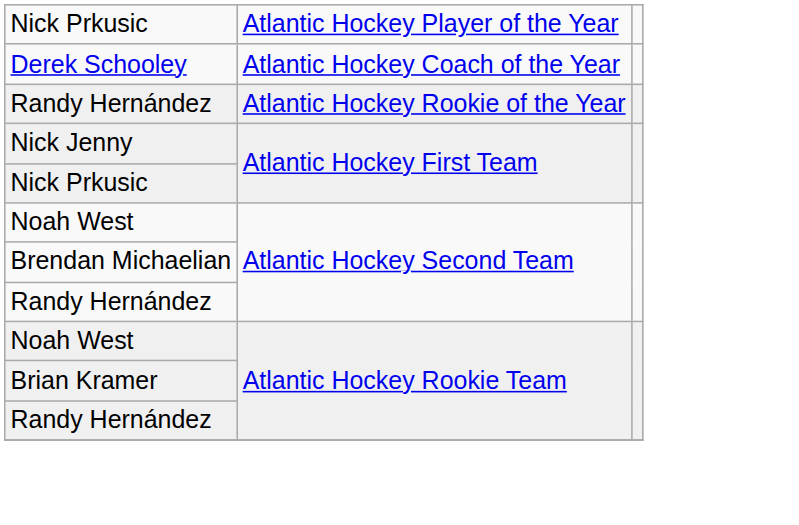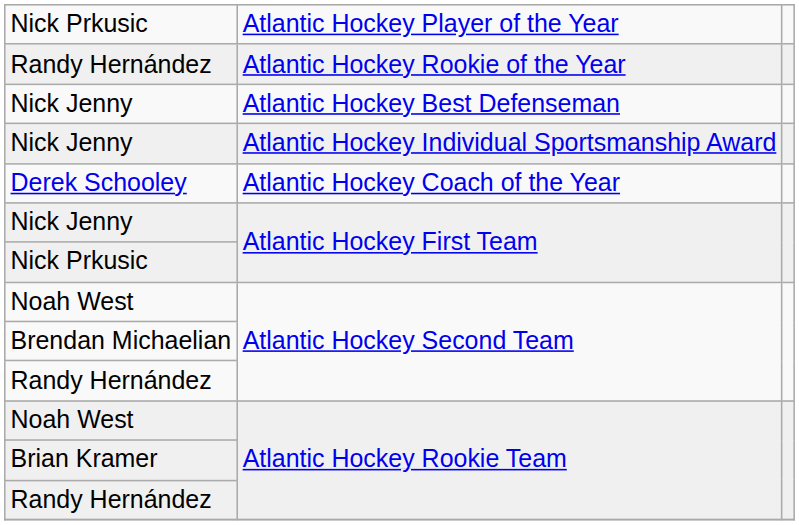rows swapped: (111, 103) <-> (99, 63)
+ row: (72, 103)
+ row: (72, 143)
